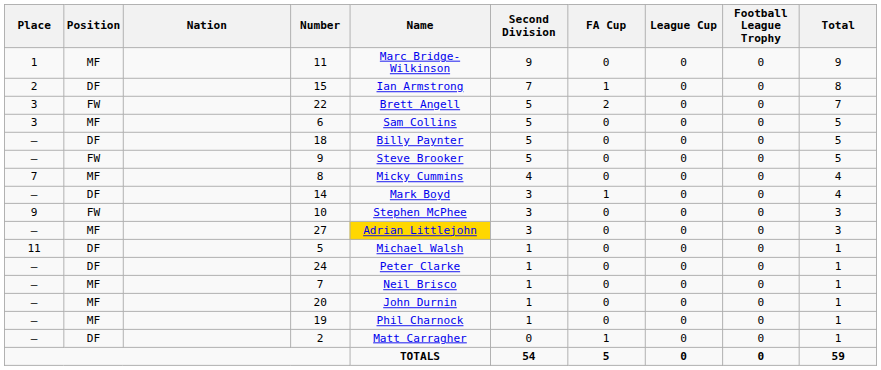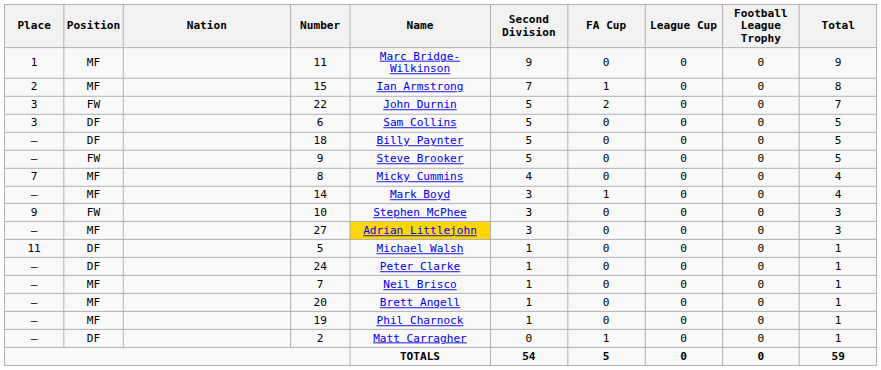(93, 87) DF -> (93, 87) MF
(420, 105) Brett Angell -> (420, 105) John Durnin
(93, 123) MF -> (93, 123) DF
(93, 195) DF -> (93, 195) MF
(420, 303) John Durnin -> (420, 303) Brett Angell
